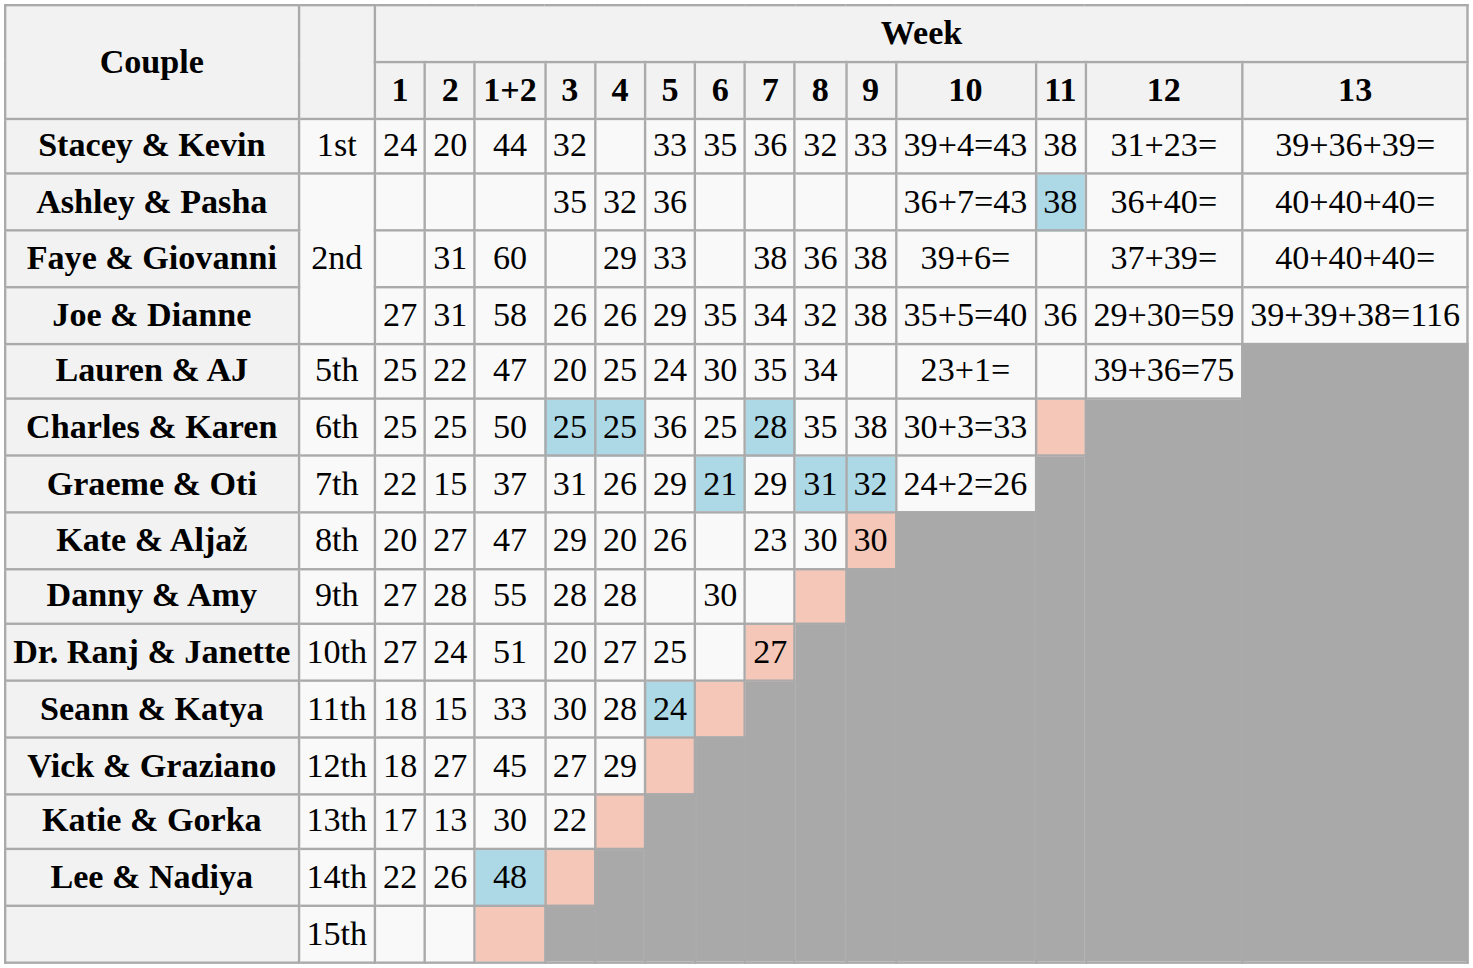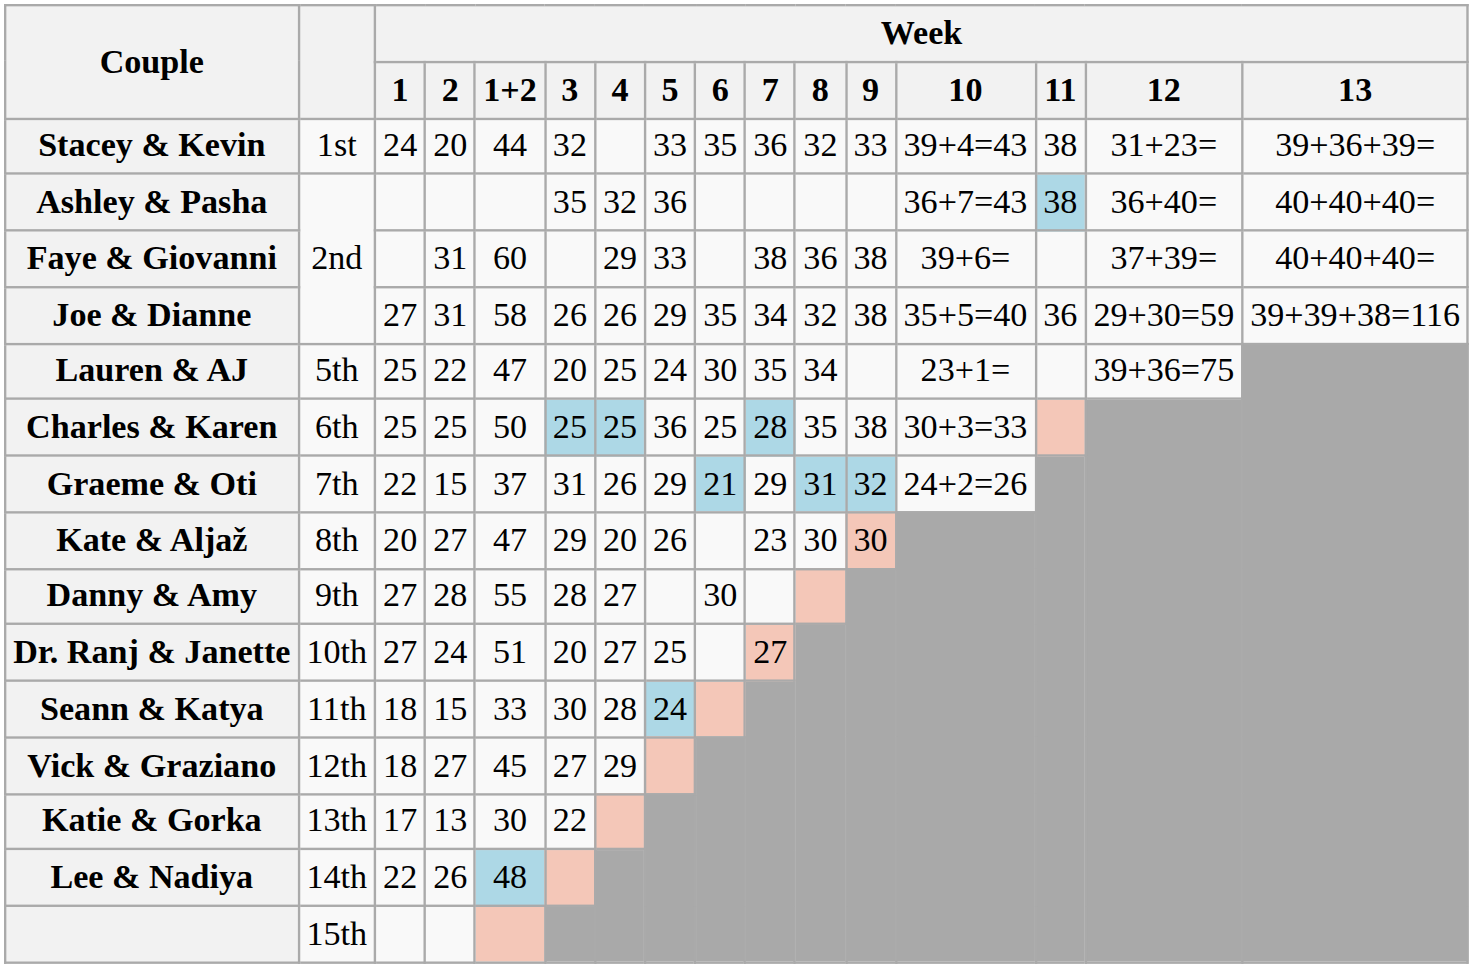(620, 595) 28 -> (620, 595) 27
